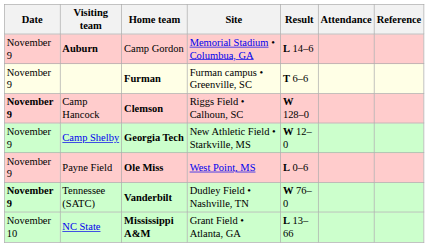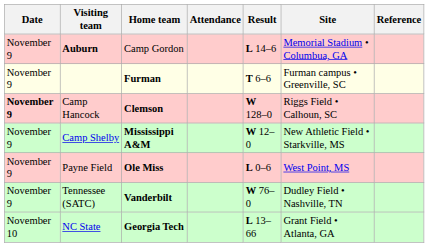columns swapped: (234, 19) <-> (346, 19)
(154, 138) Georgia Tech -> (149, 138) Mississippi A&M
(30, 197) bold -> (29, 197) normal
(149, 227) Mississippi A&M -> (154, 227) Georgia Tech
